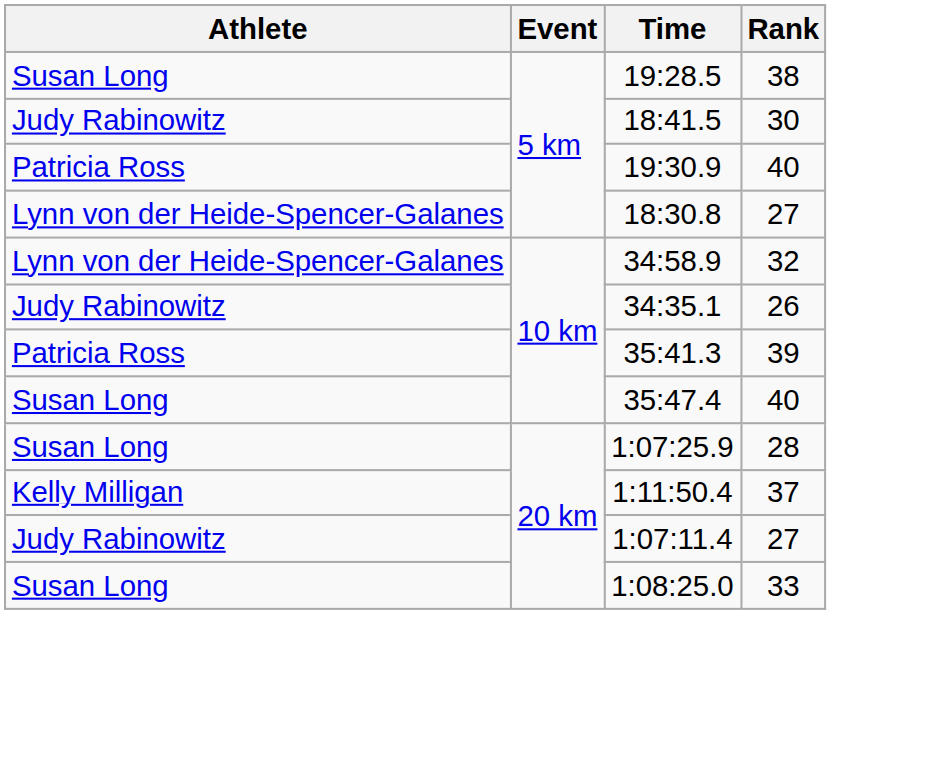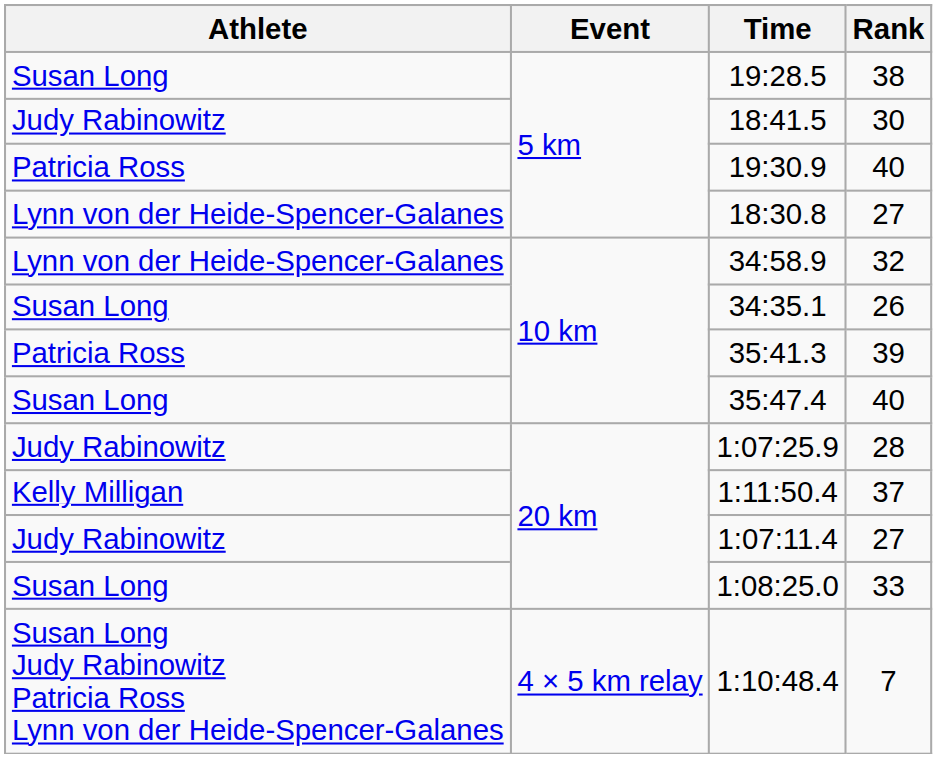(119, 307) Judy Rabinowitz -> (90, 307) Susan Long
(90, 446) Susan Long -> (119, 446) Judy Rabinowitz
+ row: (778, 681)
